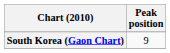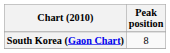(146, 40) 9 -> (146, 40) 8
